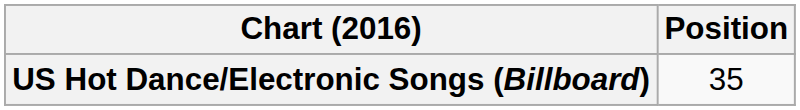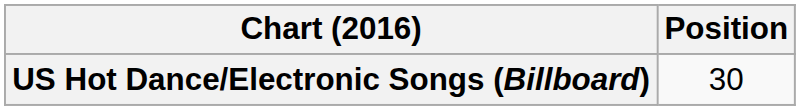(726, 79) 35 -> (726, 79) 30
